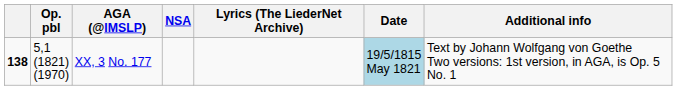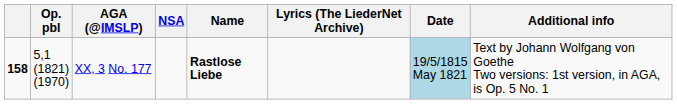+ column: (227, 21)
(18, 61) 138 -> (18, 68) 158
